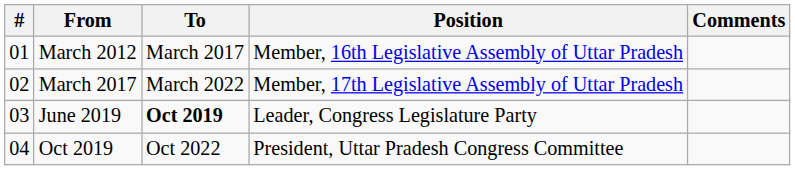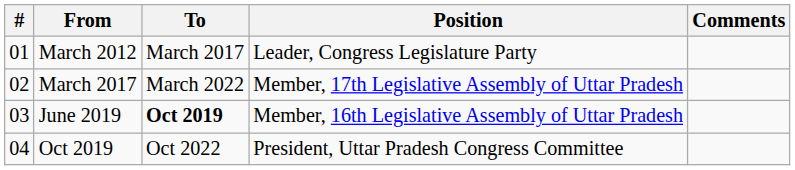(468, 52) Member, 16th Legislative Assembly of Uttar Pradesh -> (395, 52) Leader, Congress Legislature Party
(395, 116) Leader, Congress Legislature Party -> (468, 116) Member, 16th Legislative Assembly of Uttar Pradesh
